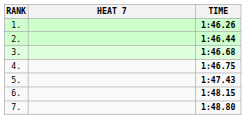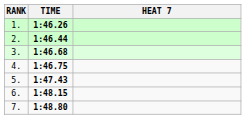columns swapped: (112, 11) <-> (218, 11)
